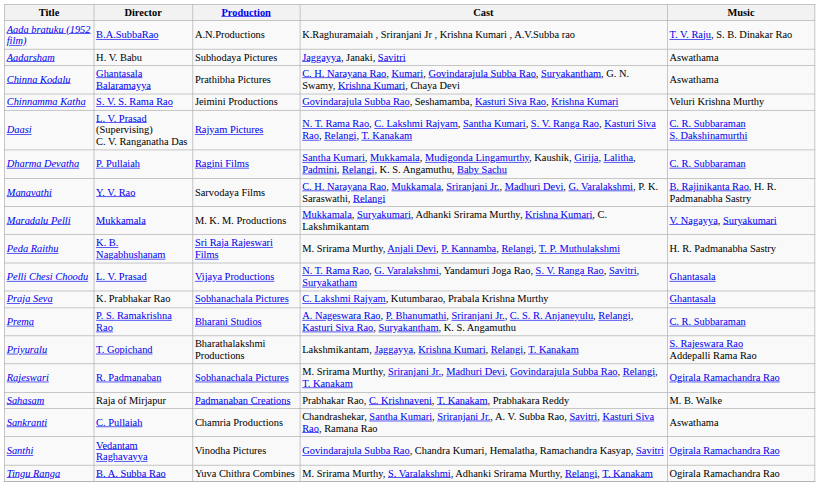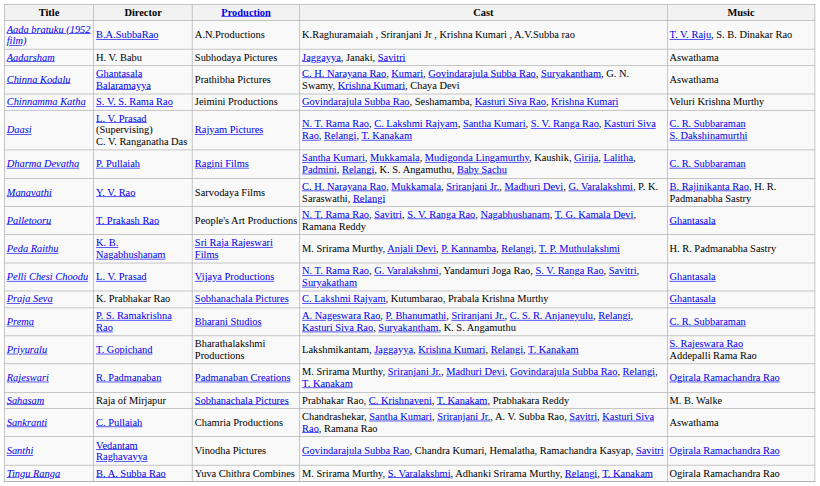- row: (39, 220)
+ row: (29, 220)
(242, 378) Sobhanachala Pictures -> (243, 378) Padmanaban Creations
(243, 400) Padmanaban Creations -> (242, 400) Sobhanachala Pictures
